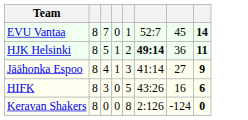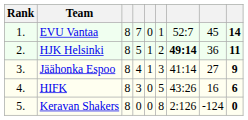+ column: (21, 13)
